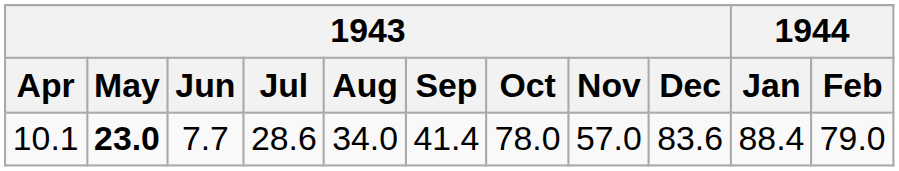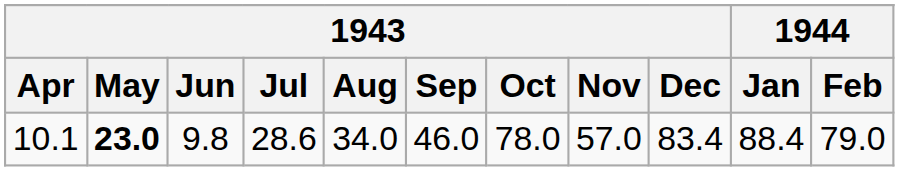(205, 138) 7.7 -> (205, 138) 9.8
(446, 138) 41.4 -> (446, 138) 46.0
(690, 138) 83.6 -> (690, 138) 83.4
